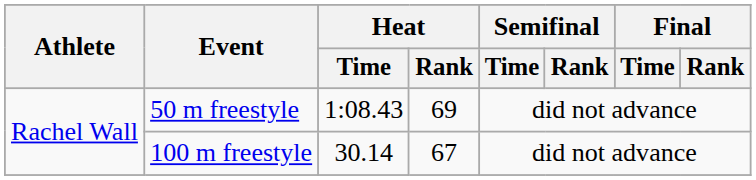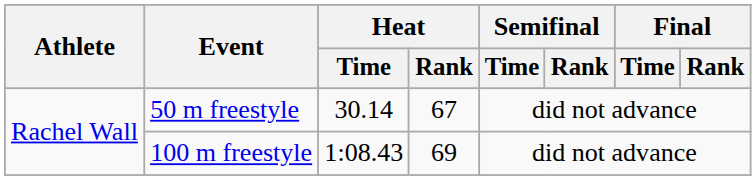(364, 110) 1:08.43 -> (364, 110) 30.14
(444, 110) 69 -> (444, 110) 67
(364, 153) 30.14 -> (364, 153) 1:08.43
(444, 153) 67 -> (444, 153) 69
